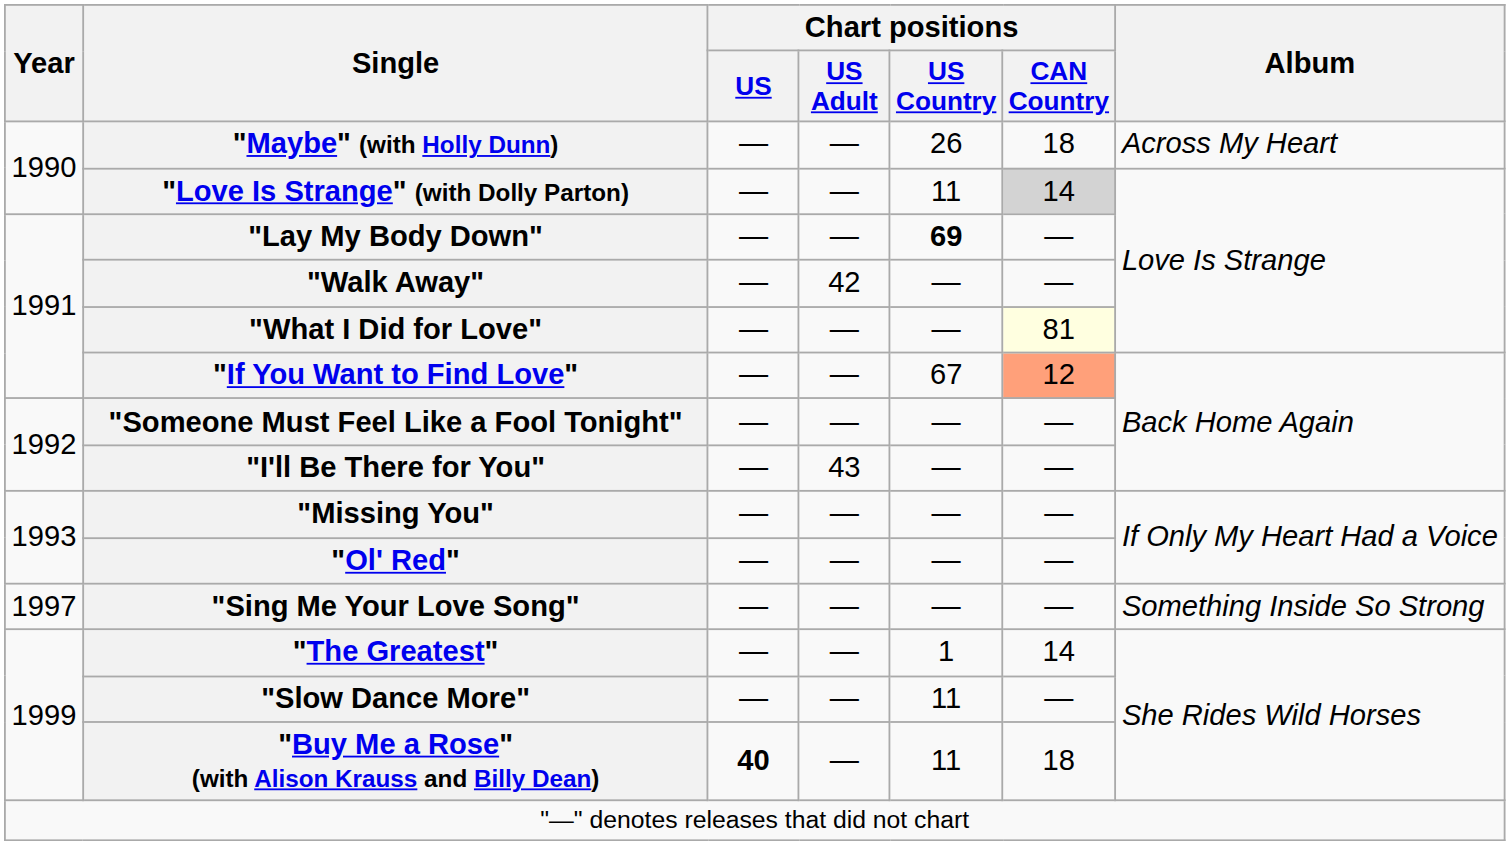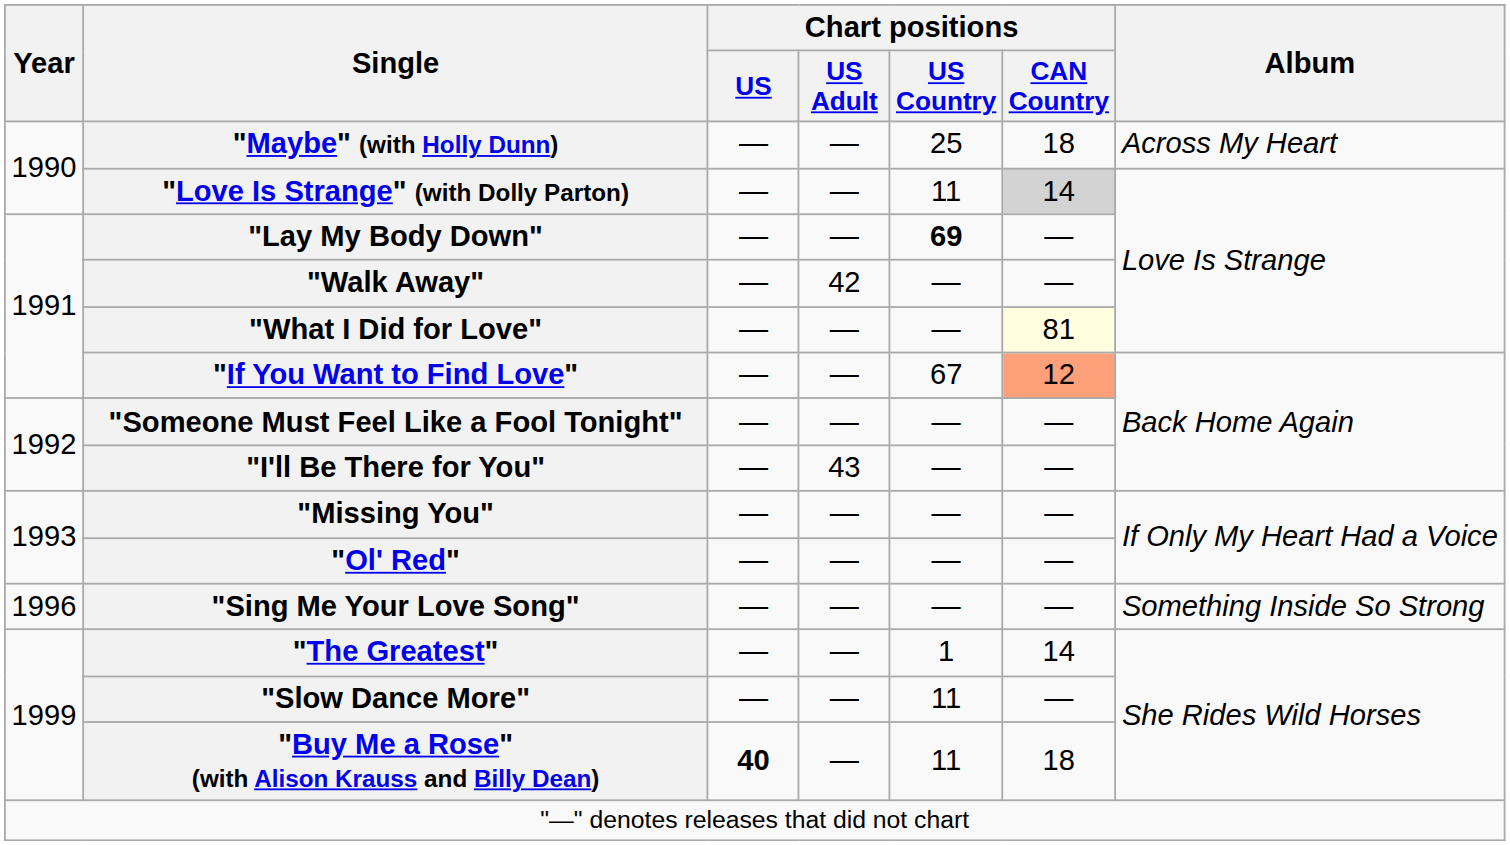(946, 144) 26 -> (946, 144) 25
(44, 606) 1997 -> (44, 606) 1996
